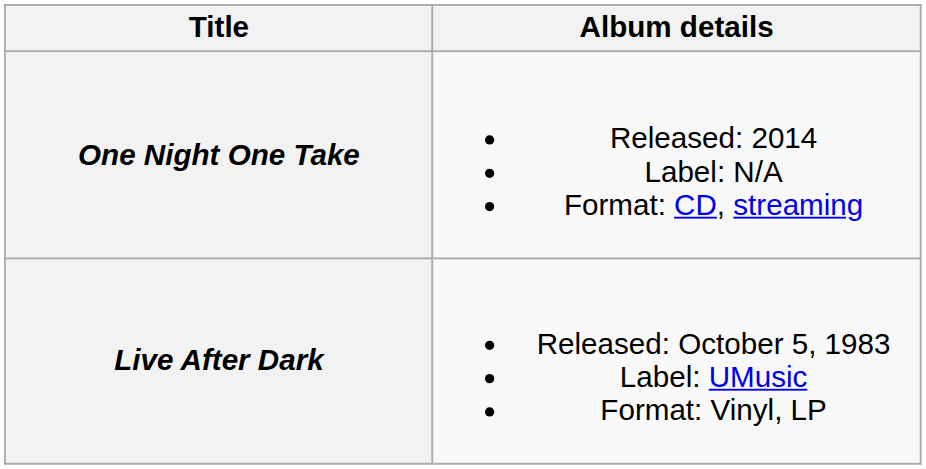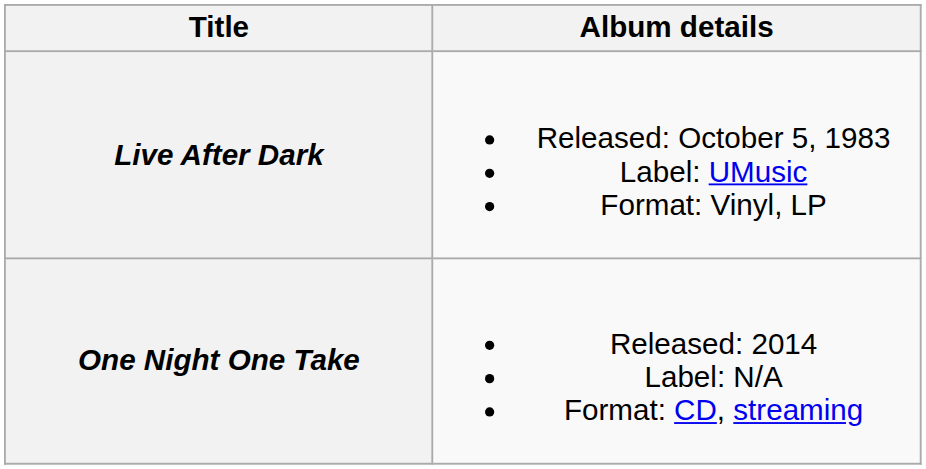rows swapped: (219, 360) <-> (219, 154)
